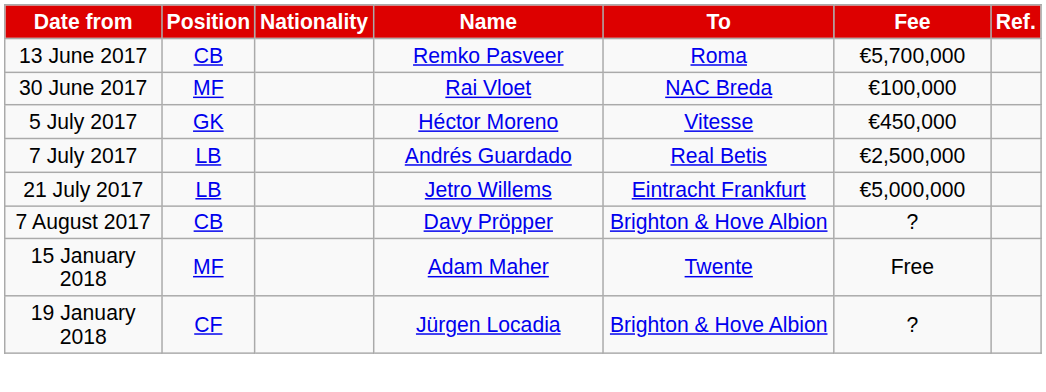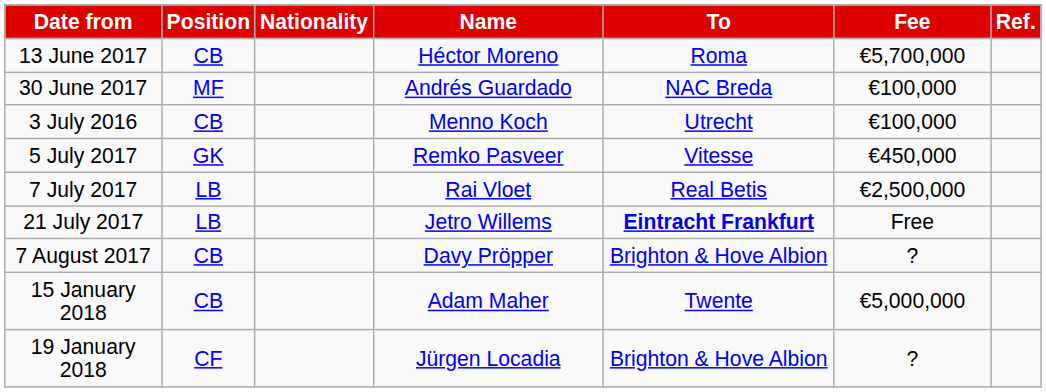(488, 55) Remko Pasveer -> (488, 55) Héctor Moreno
(488, 89) Rai Vloet -> (488, 89) Andrés Guardado
+ row: (83, 122)
(488, 122) Héctor Moreno -> (488, 156) Remko Pasveer
(488, 156) Andrés Guardado -> (488, 189) Rai Vloet
(719, 189) normal -> (719, 223) bold
(912, 189) €5,000,000 -> (912, 223) Free
(208, 268) MF -> (208, 301) CB
(912, 268) Free -> (912, 301) €5,000,000
